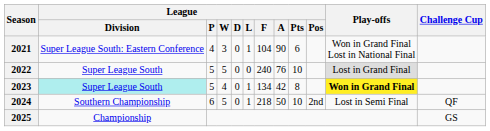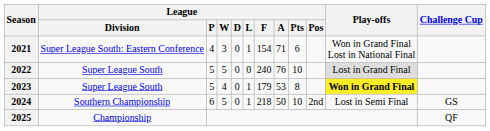(264, 49) 104 -> (264, 49) 154
(281, 49) 90 -> (281, 49) 71
(122, 86) paleturquoise background -> (122, 86) no background
(264, 86) 134 -> (264, 86) 179
(281, 86) 42 -> (281, 86) 53
(451, 102) QF -> (451, 102) GS
(451, 117) GS -> (451, 117) QF
